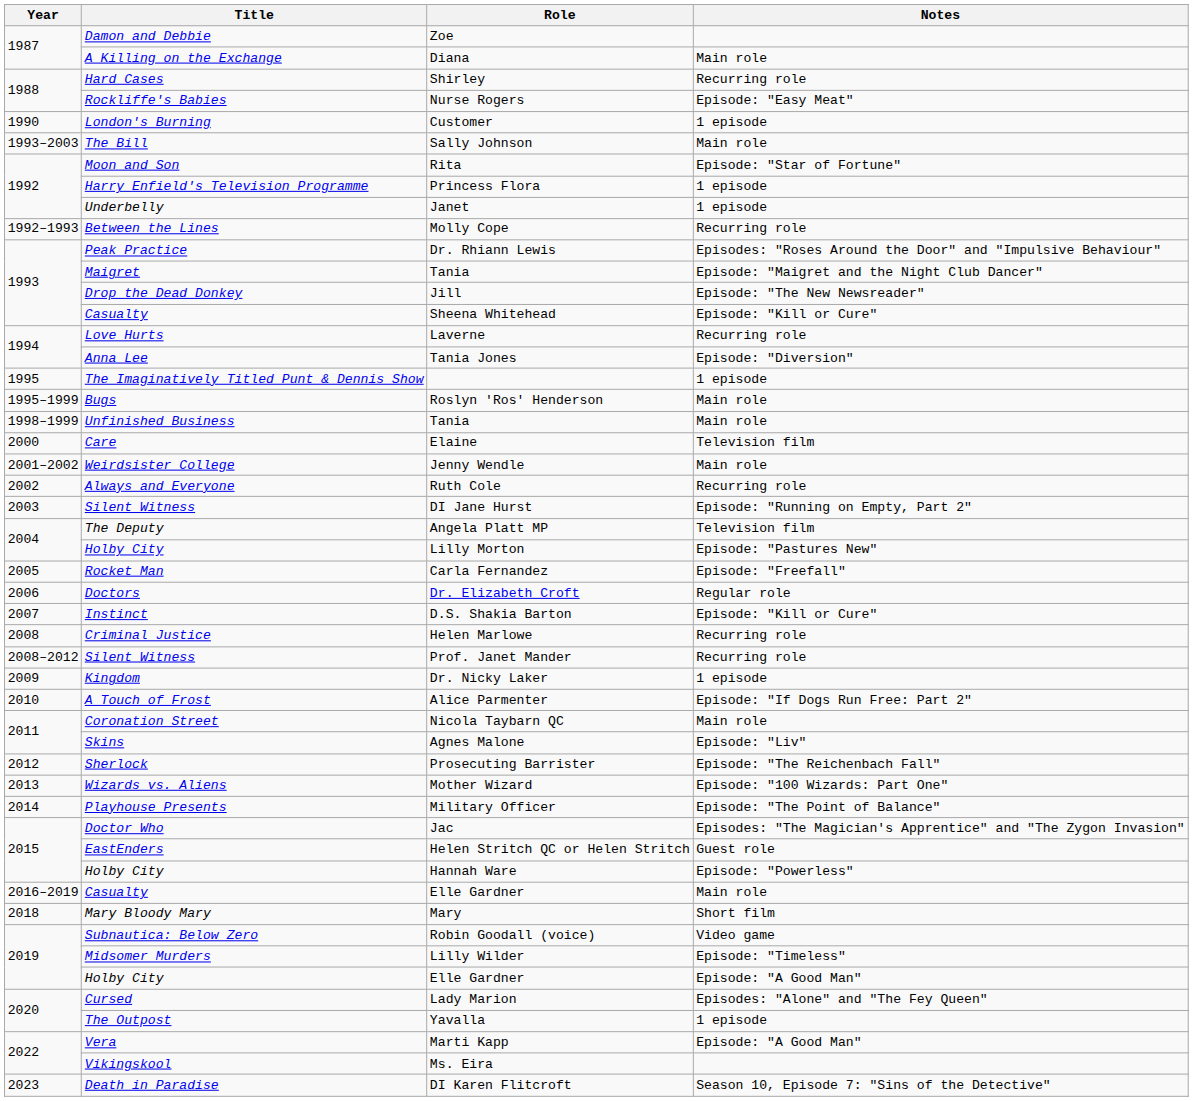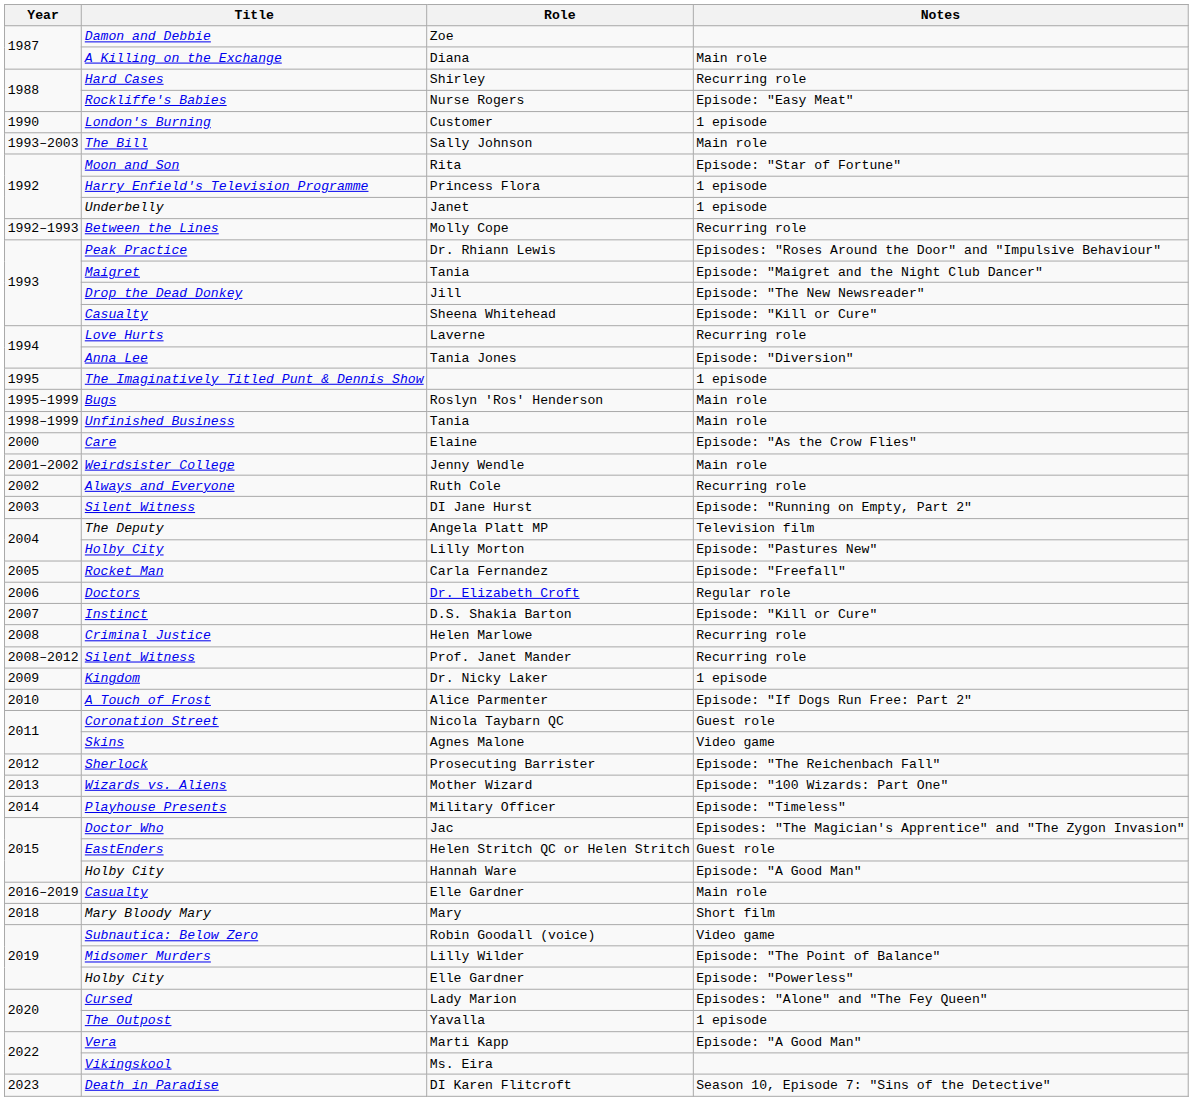(755, 443) Television film -> (806, 443) Episode: "As the Crow Flies"
(732, 721) Main role -> (736, 721) Guest role
(751, 743) Episode: "Liv" -> (736, 743) Video game
(818, 807) Episode: "The Point of Balance" -> (771, 807) Episode: "Timeless"
(775, 871) Episode: "Powerless" -> (779, 871) Episode: "A Good Man"
(771, 957) Episode: "Timeless" -> (818, 957) Episode: "The Point of Balance"
(779, 978) Episode: "A Good Man" -> (775, 978) Episode: "Powerless"
